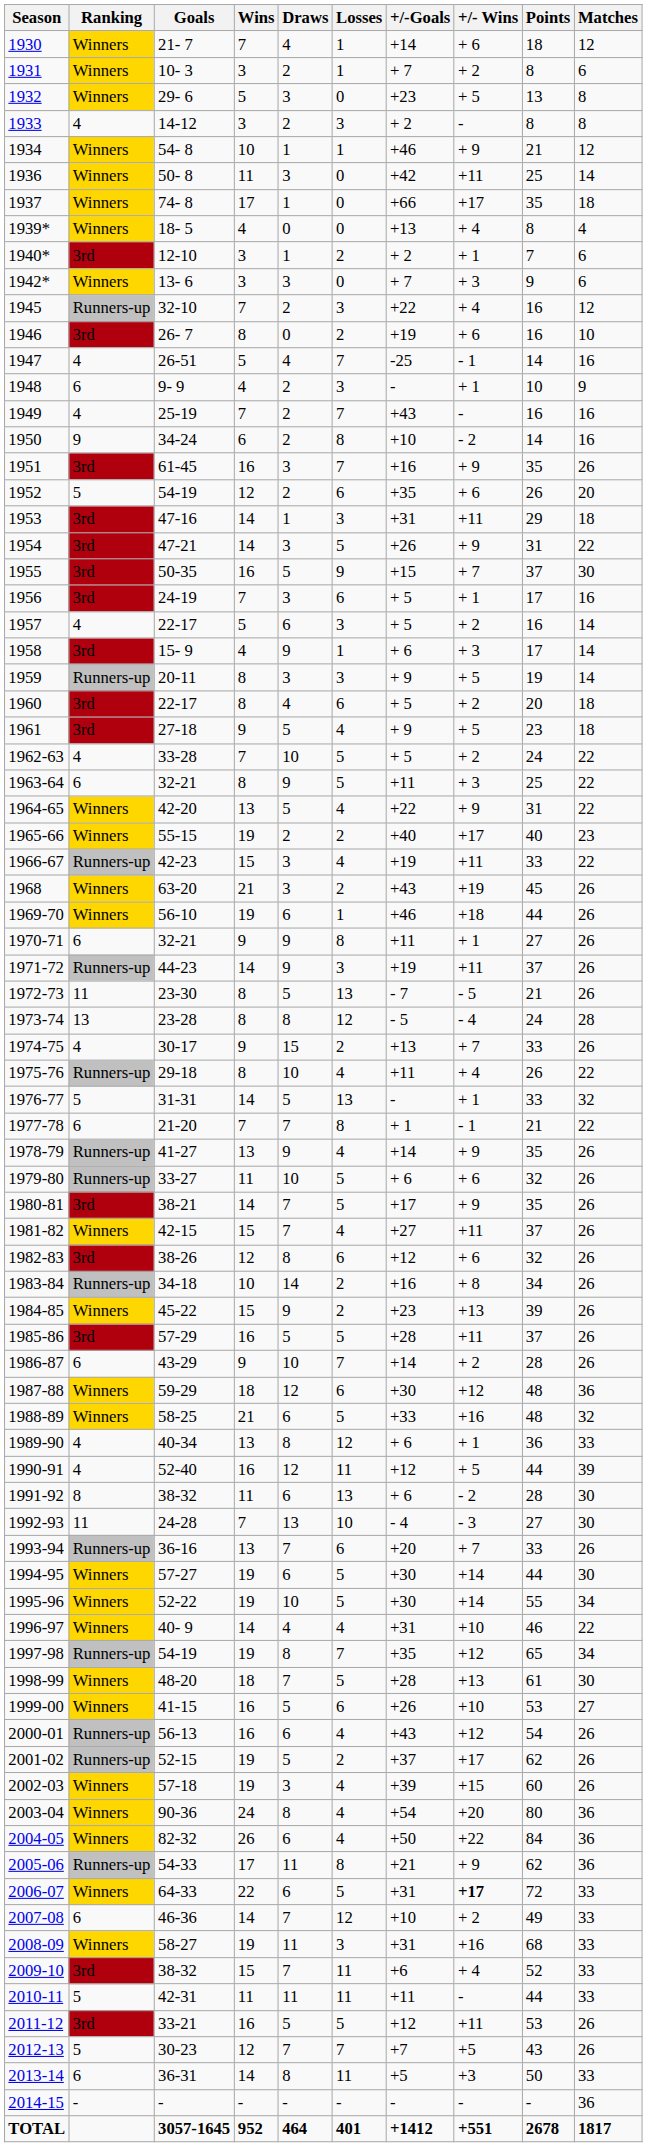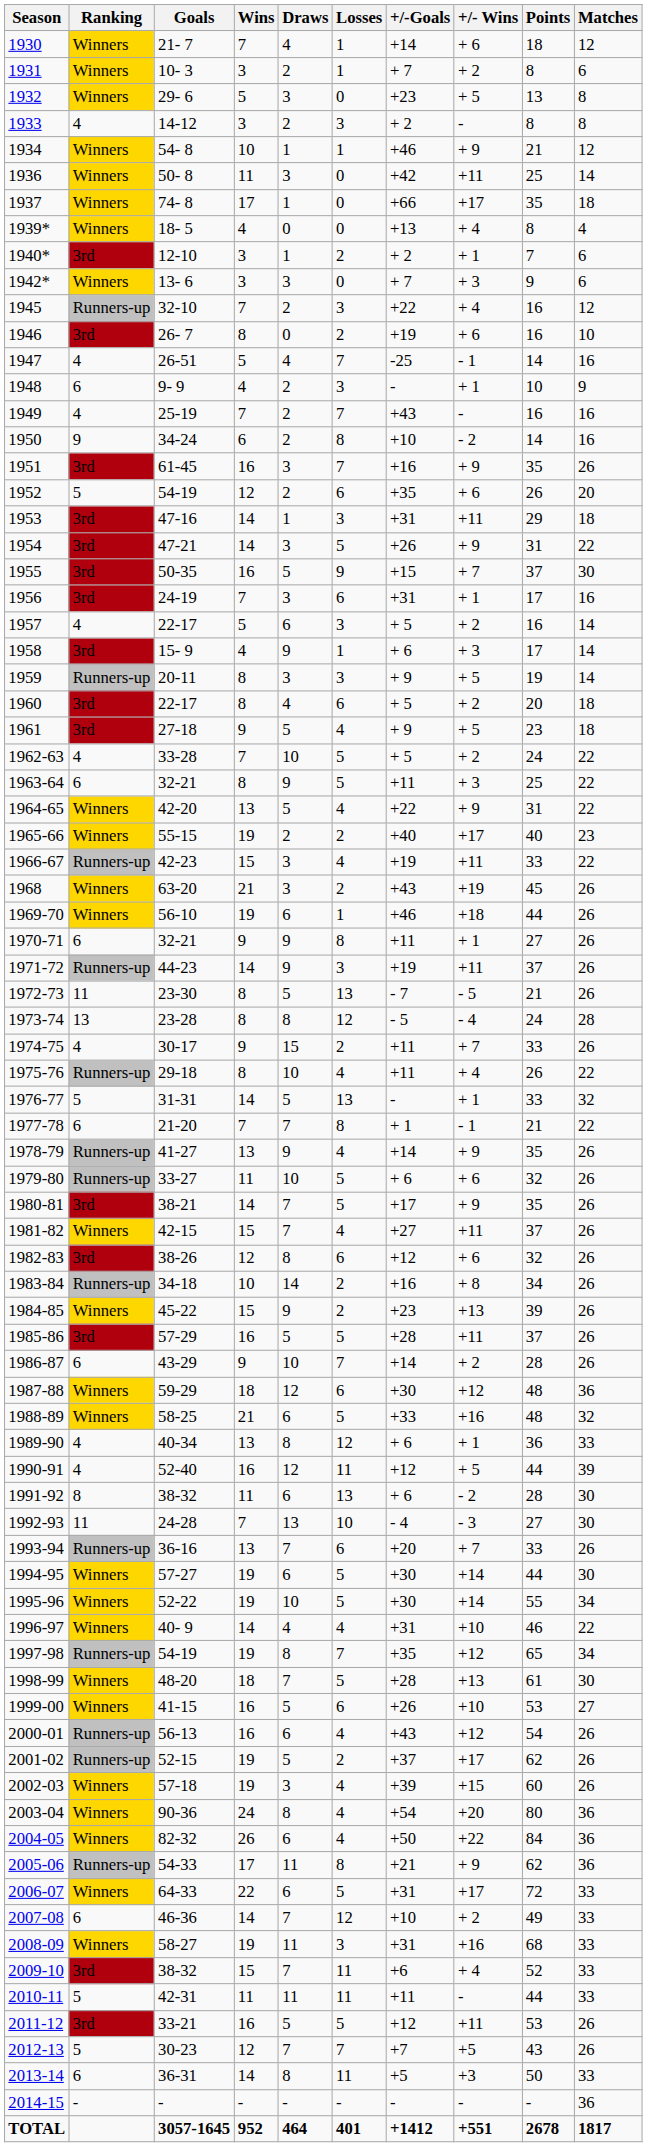(401, 598) + 5 -> (403, 598) +31
(403, 1046) +13 -> (403, 1046) +11
(471, 1891) bold -> (471, 1891) normal
